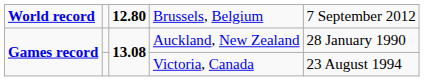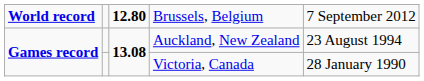(356, 40) 28 January 1990 -> (354, 40) 23 August 1994
(354, 64) 23 August 1994 -> (356, 64) 28 January 1990
